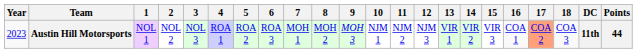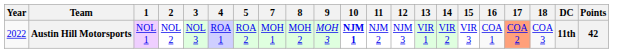- column: (271, 12)
(16, 34) 2023 -> (16, 34) 2022
(378, 34) normal -> (354, 34) bold
(617, 34) 44 -> (593, 34) 42
